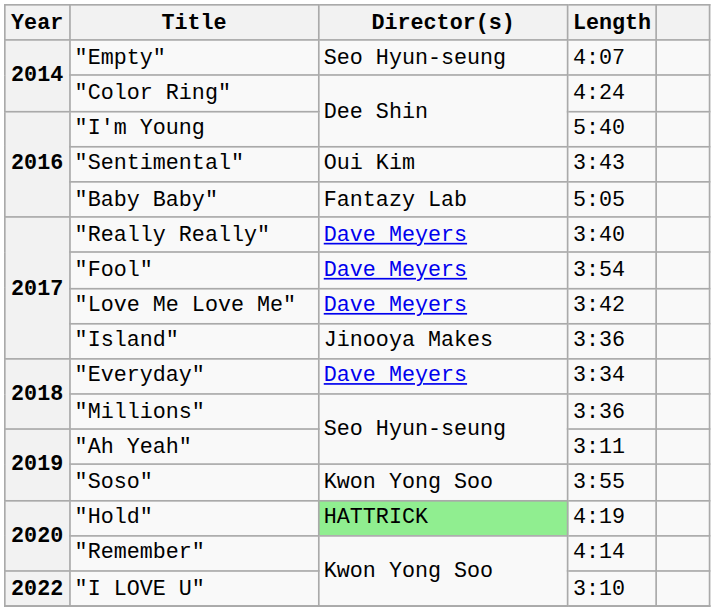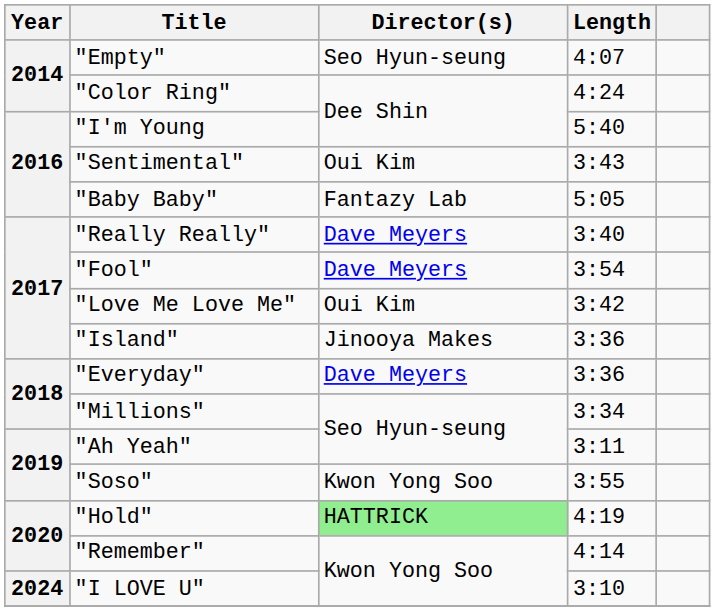(395, 306) Dave Meyers -> (369, 306) Oui Kim
(599, 376) 3:34 -> (599, 376) 3:36
(599, 412) 3:36 -> (599, 412) 3:34
(37, 589) 2022 -> (37, 589) 2024
